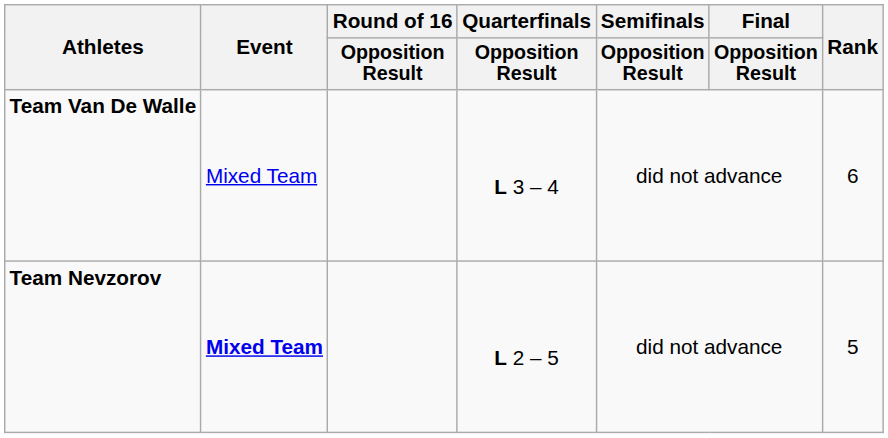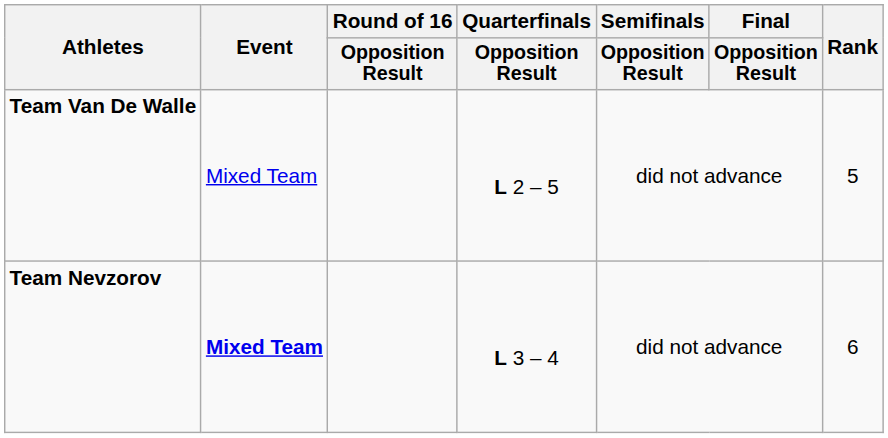(527, 187) L 3 – 4 -> (527, 187) L 2 – 5
(853, 176) 6 -> (853, 176) 5
(527, 358) L 2 – 5 -> (527, 358) L 3 – 4
(853, 347) 5 -> (853, 347) 6
